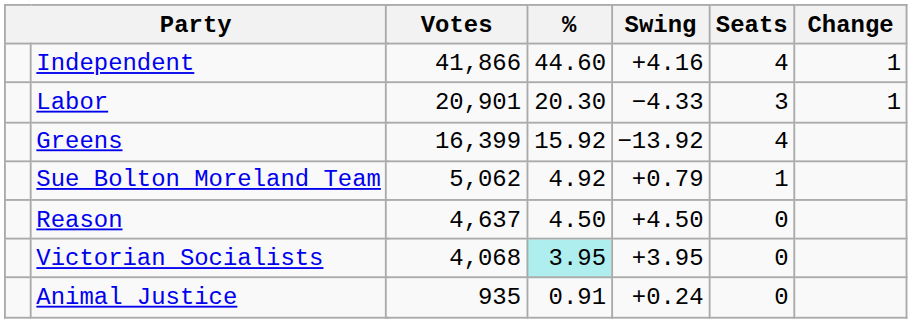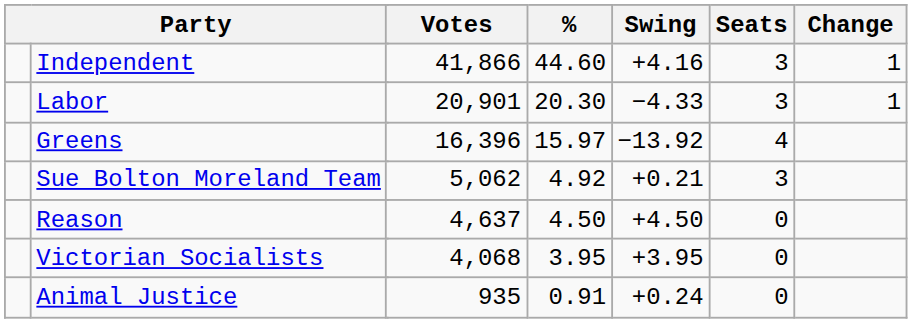(781, 63) 4 -> (781, 63) 3
(478, 141) 16,399 -> (478, 141) 16,396
(570, 141) 15.92 -> (570, 141) 15.97
(668, 180) +0.79 -> (668, 180) +0.21
(781, 180) 1 -> (781, 180) 3
(577, 258) paleturquoise background -> (577, 258) no background
